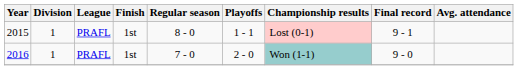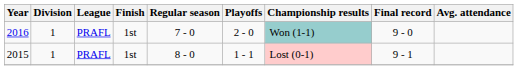rows swapped: (18, 32) <-> (18, 54)
